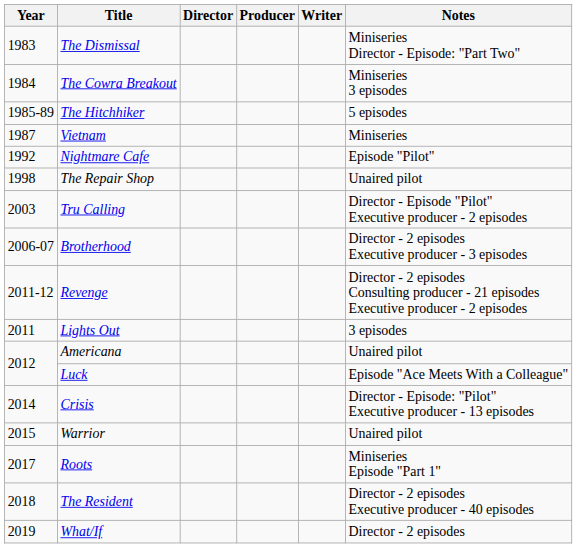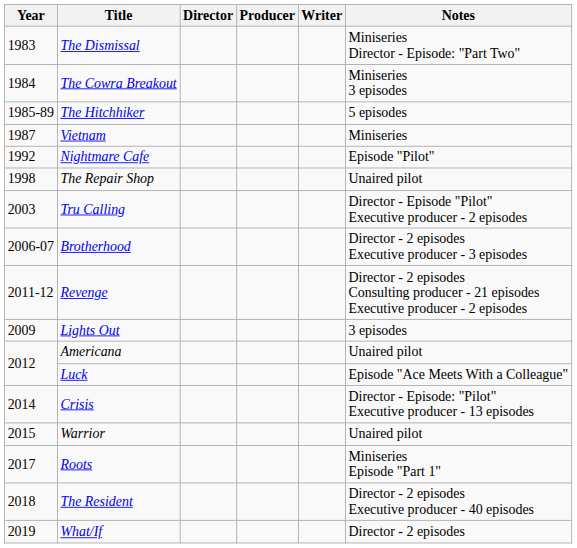(21, 330) 2011 -> (22, 330) 2009
